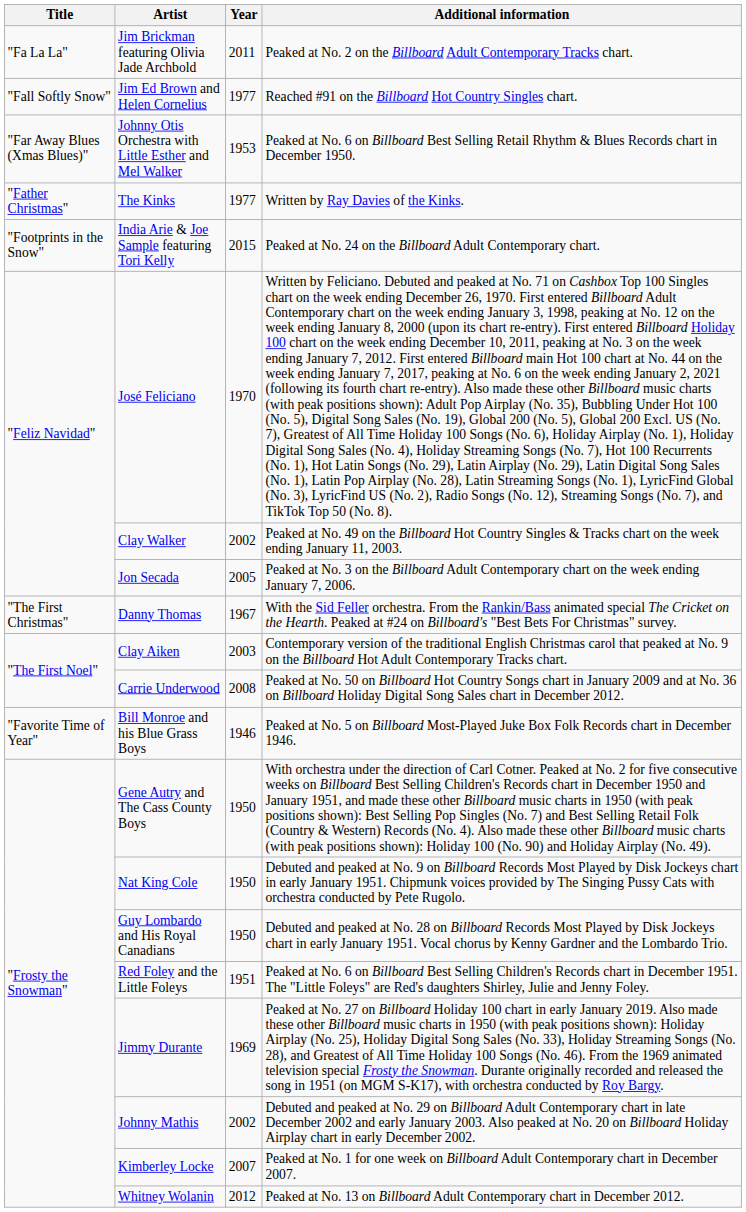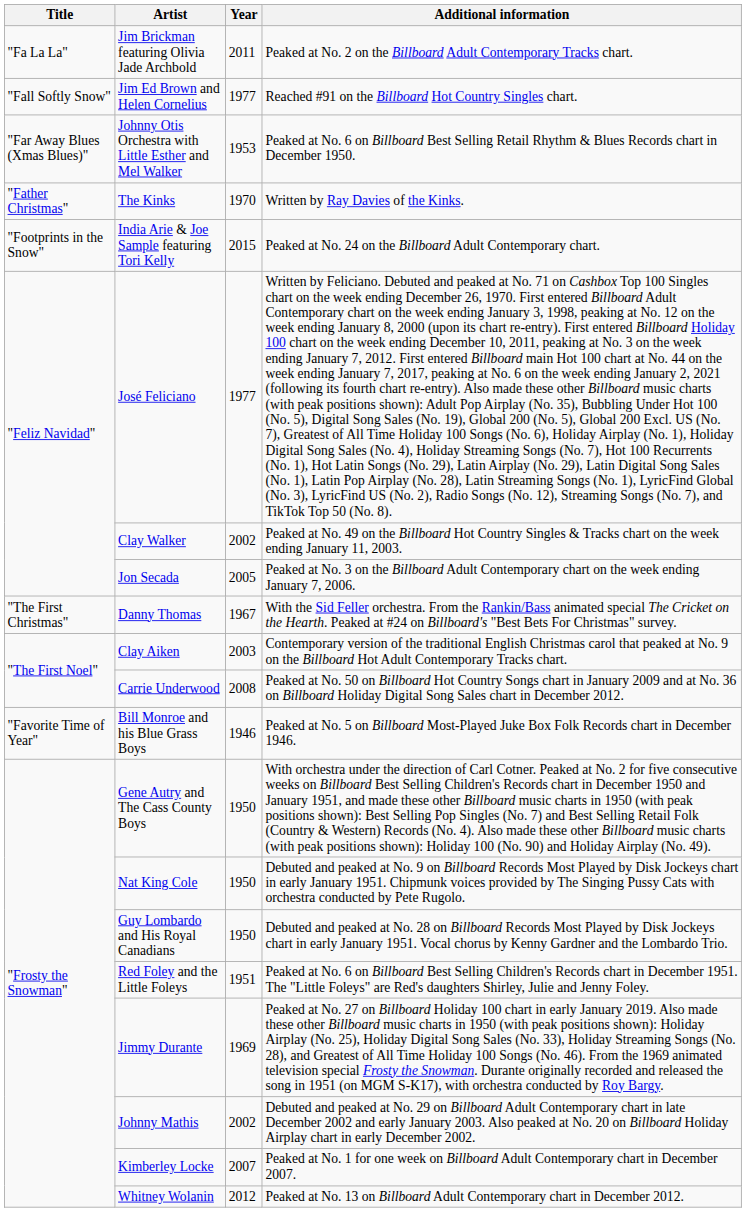(242, 201) 1977 -> (242, 201) 1970
(242, 397) 1970 -> (242, 397) 1977
